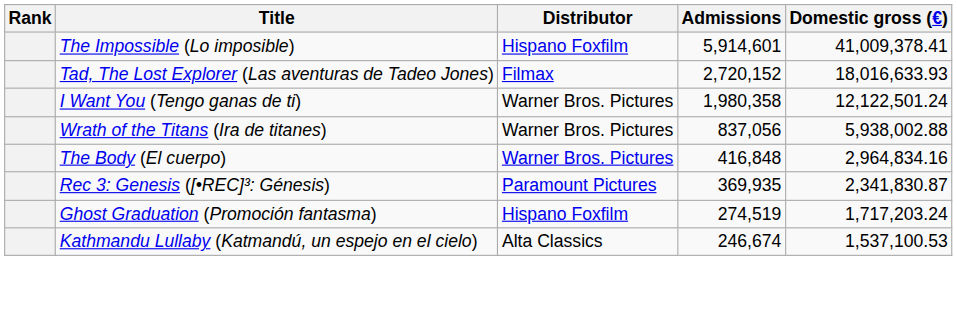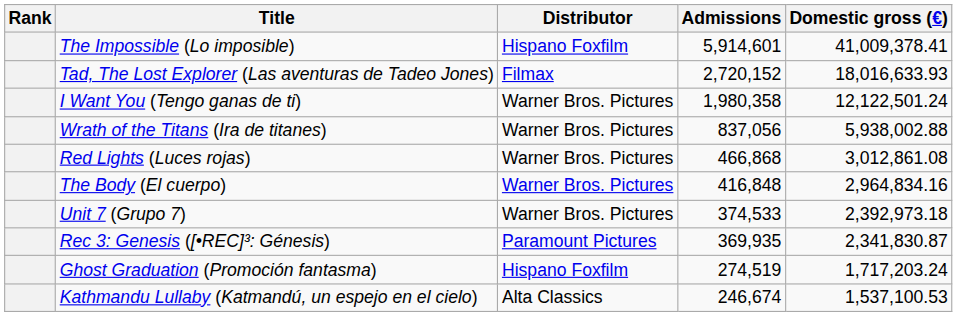+ row: (155, 158)
+ row: (123, 213)
